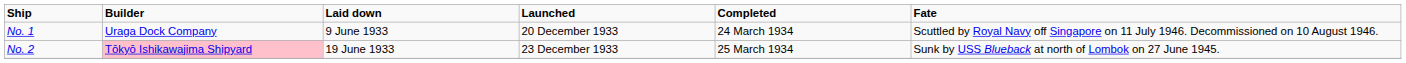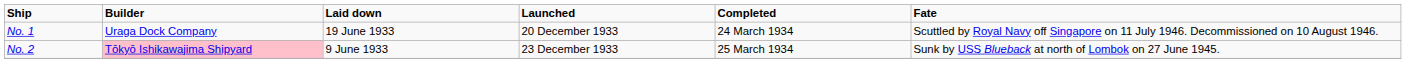(357, 31) 9 June 1933 -> (360, 31) 19 June 1933
(360, 49) 19 June 1933 -> (357, 49) 9 June 1933
